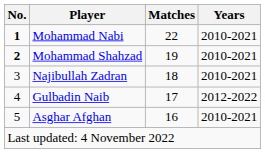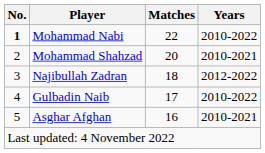(229, 35) 2010-2021 -> (229, 35) 2010-2022
(17, 55) bold -> (17, 55) normal
(172, 55) 19 -> (172, 55) 20
(229, 76) 2010-2021 -> (229, 76) 2012-2022
(229, 96) 2012-2022 -> (229, 96) 2010-2022
